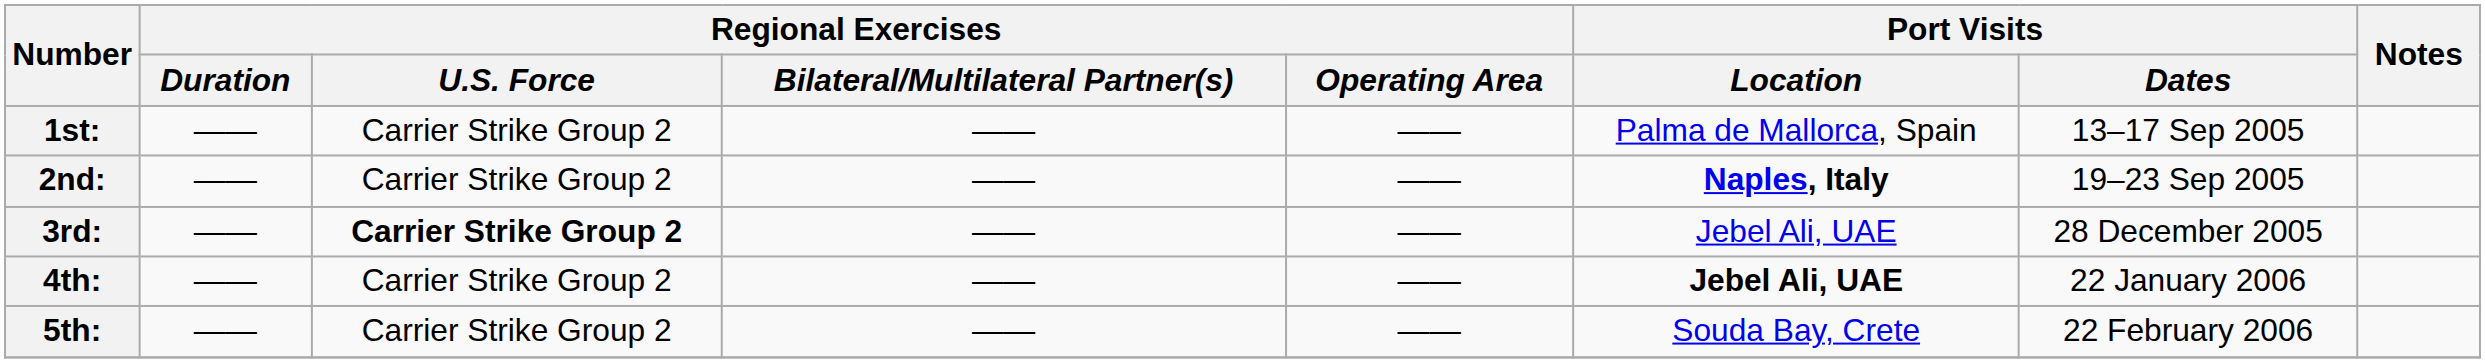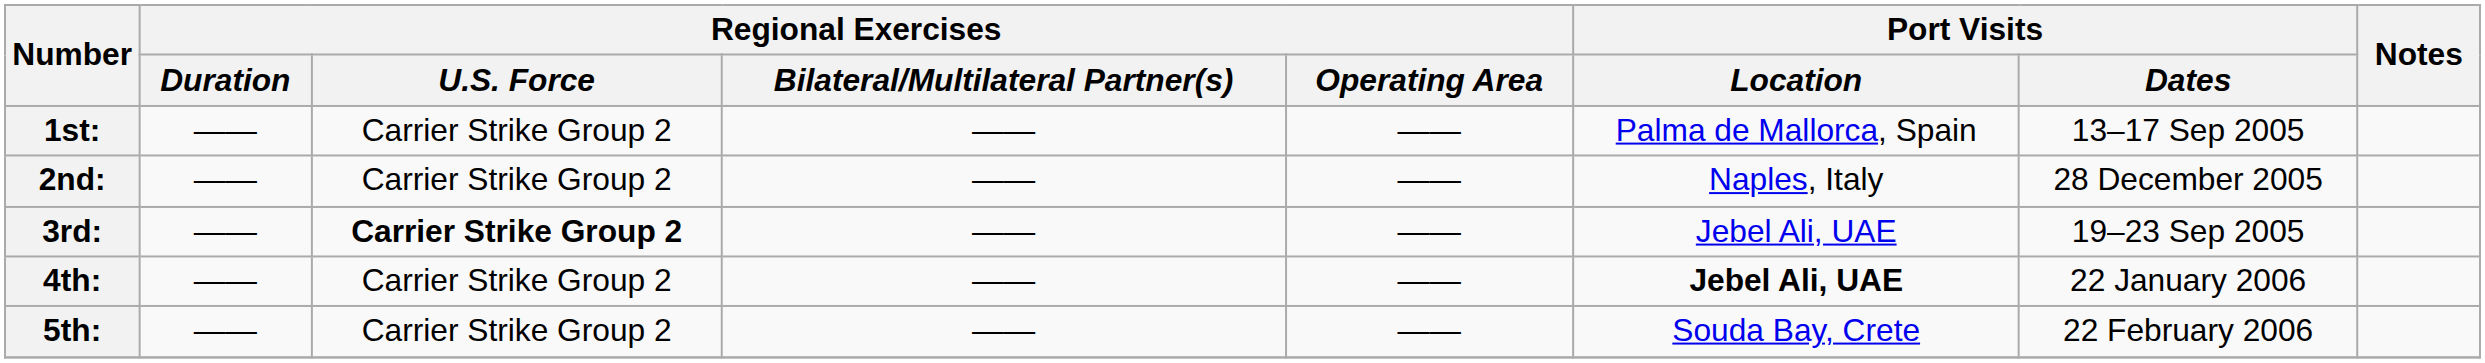(1796, 180) bold -> (1796, 180) normal
(2188, 180) 19–23 Sep 2005 -> (2188, 180) 28 December 2005
(2188, 230) 28 December 2005 -> (2188, 230) 19–23 Sep 2005
